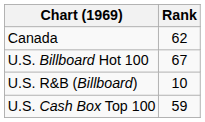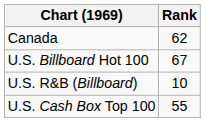(179, 106) 59 -> (179, 106) 55
